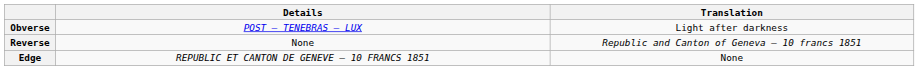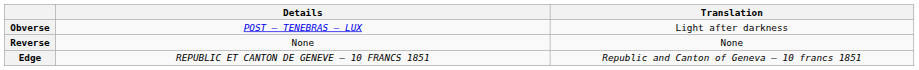(732, 42) Republic and Canton of Geneva – 10 francs 1851 -> (732, 42) None
(732, 58) None -> (732, 58) Republic and Canton of Geneva – 10 francs 1851
